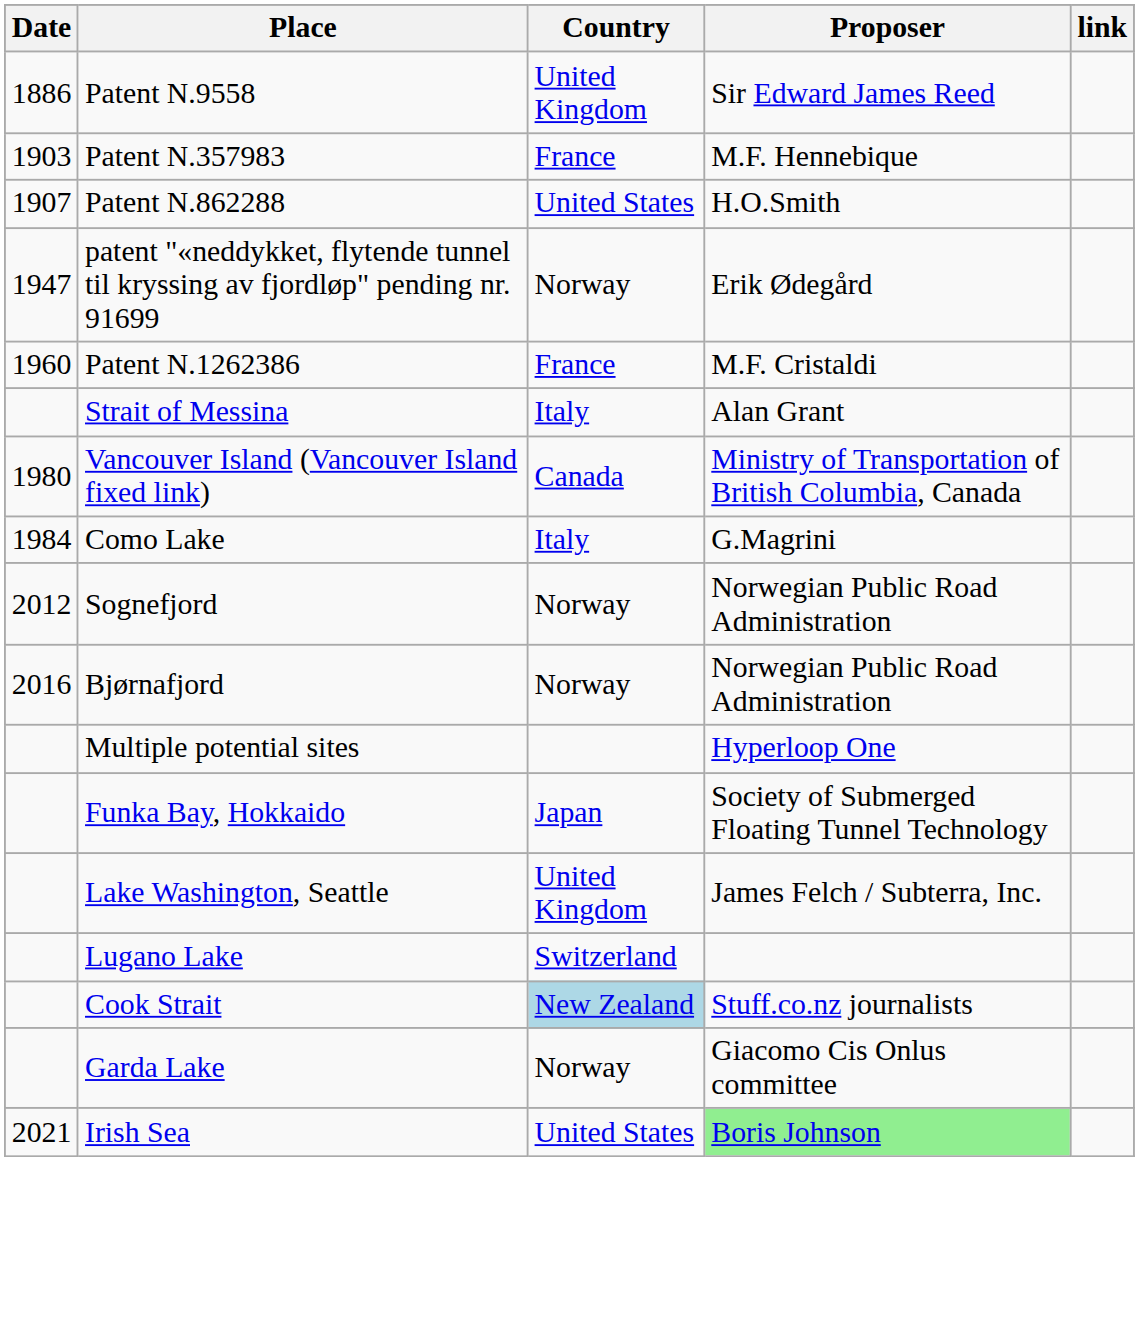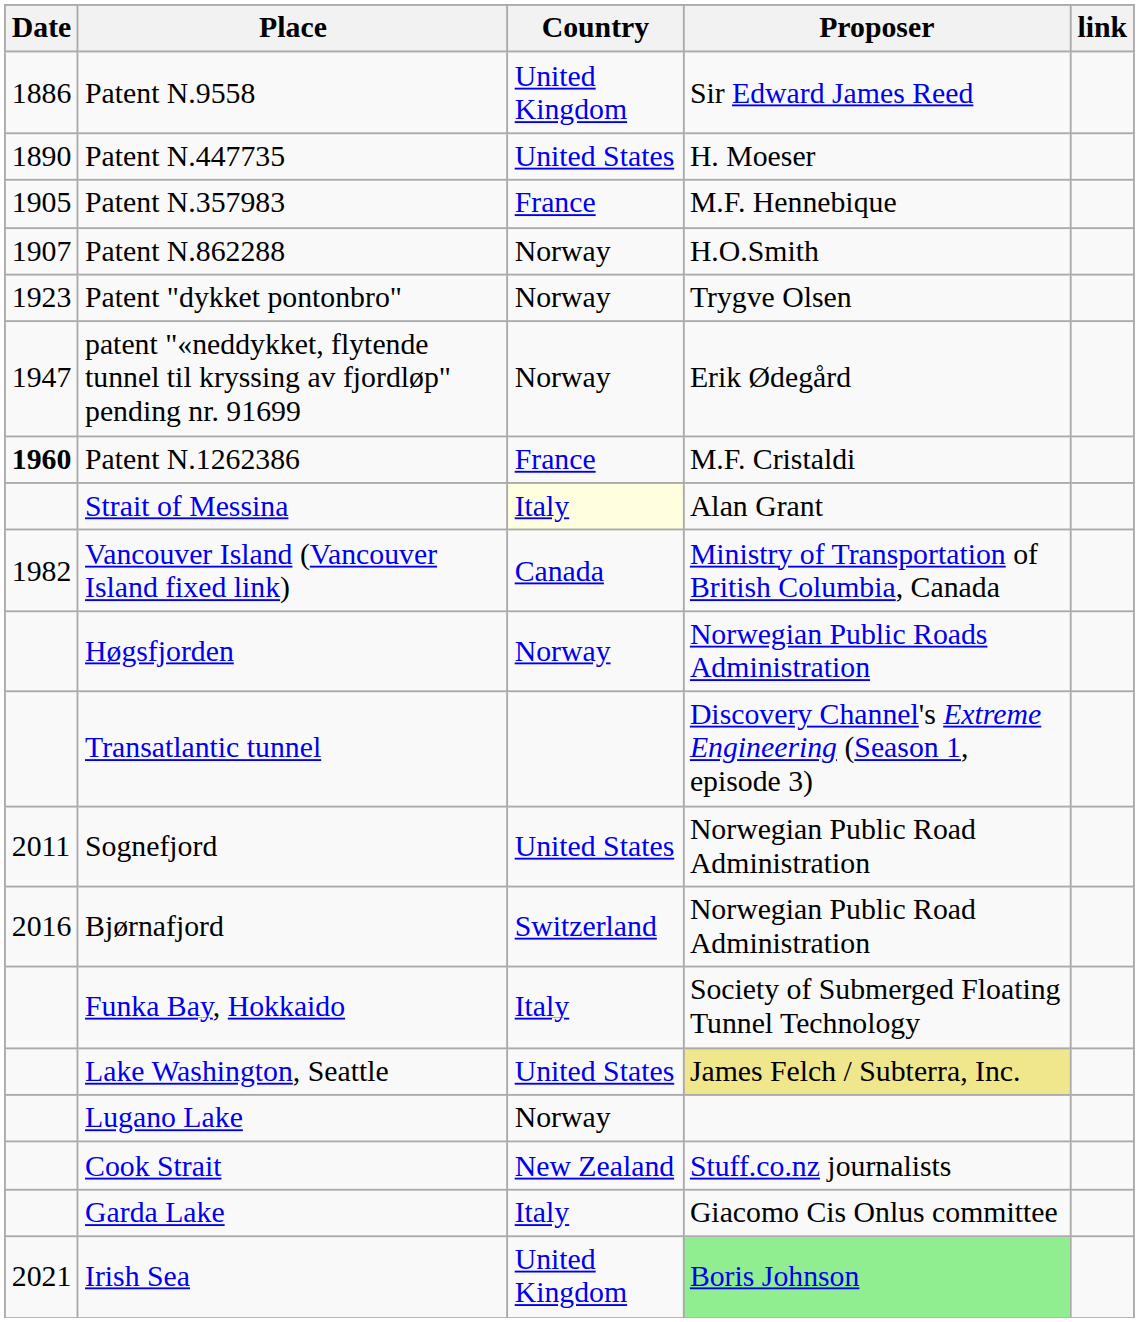+ row: (185, 155)
(42, 155) 1903 -> (42, 203) 1905
(614, 203) United States -> (563, 250) Norway
+ row: (243, 297)
(42, 364) normal -> (42, 458) bold
(562, 411) no background -> (542, 506) lightyellow background
(42, 475) 1980 -> (42, 570) 1982
- row: (155, 539)
+ row: (159, 650)
+ row: (203, 748)
(42, 603) 2012 -> (41, 845) 2011
(583, 603) Norway -> (594, 845) United States
(583, 684) Norway -> (586, 926) Switzerland
- row: (222, 748)
(568, 812) Japan -> (542, 1006) Italy
(591, 892) United Kingdom -> (594, 1070) United States
(877, 892) no background -> (855, 1070) khaki background
(606, 956) Switzerland -> (563, 1118) Norway
(614, 1003) lightblue background -> (594, 1165) no background
(583, 1067) Norway -> (542, 1212) Italy
(614, 1131) United States -> (571, 1276) United Kingdom
